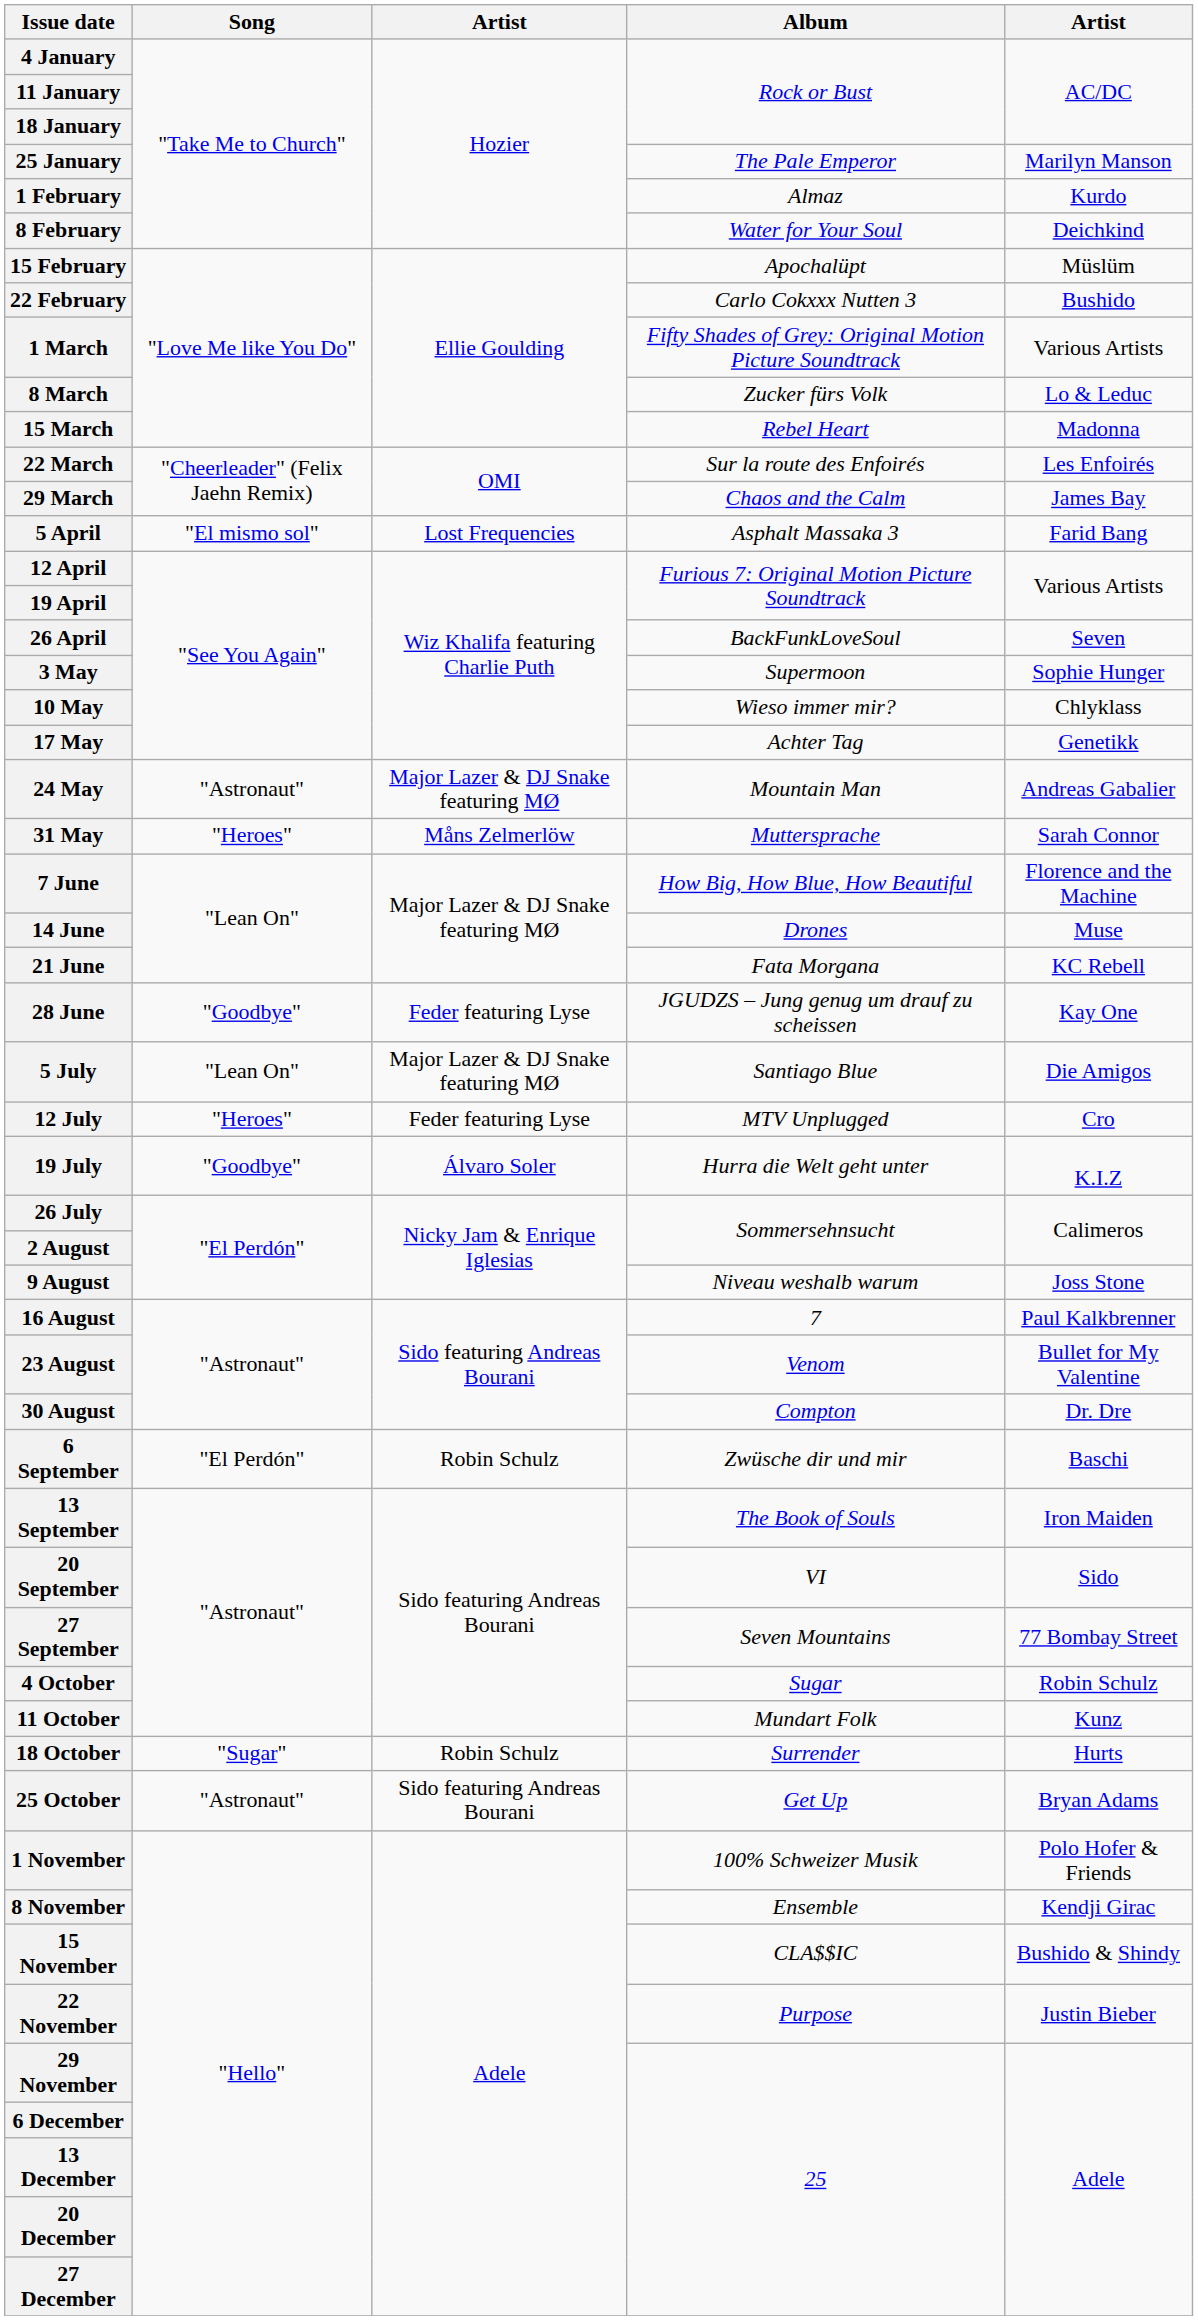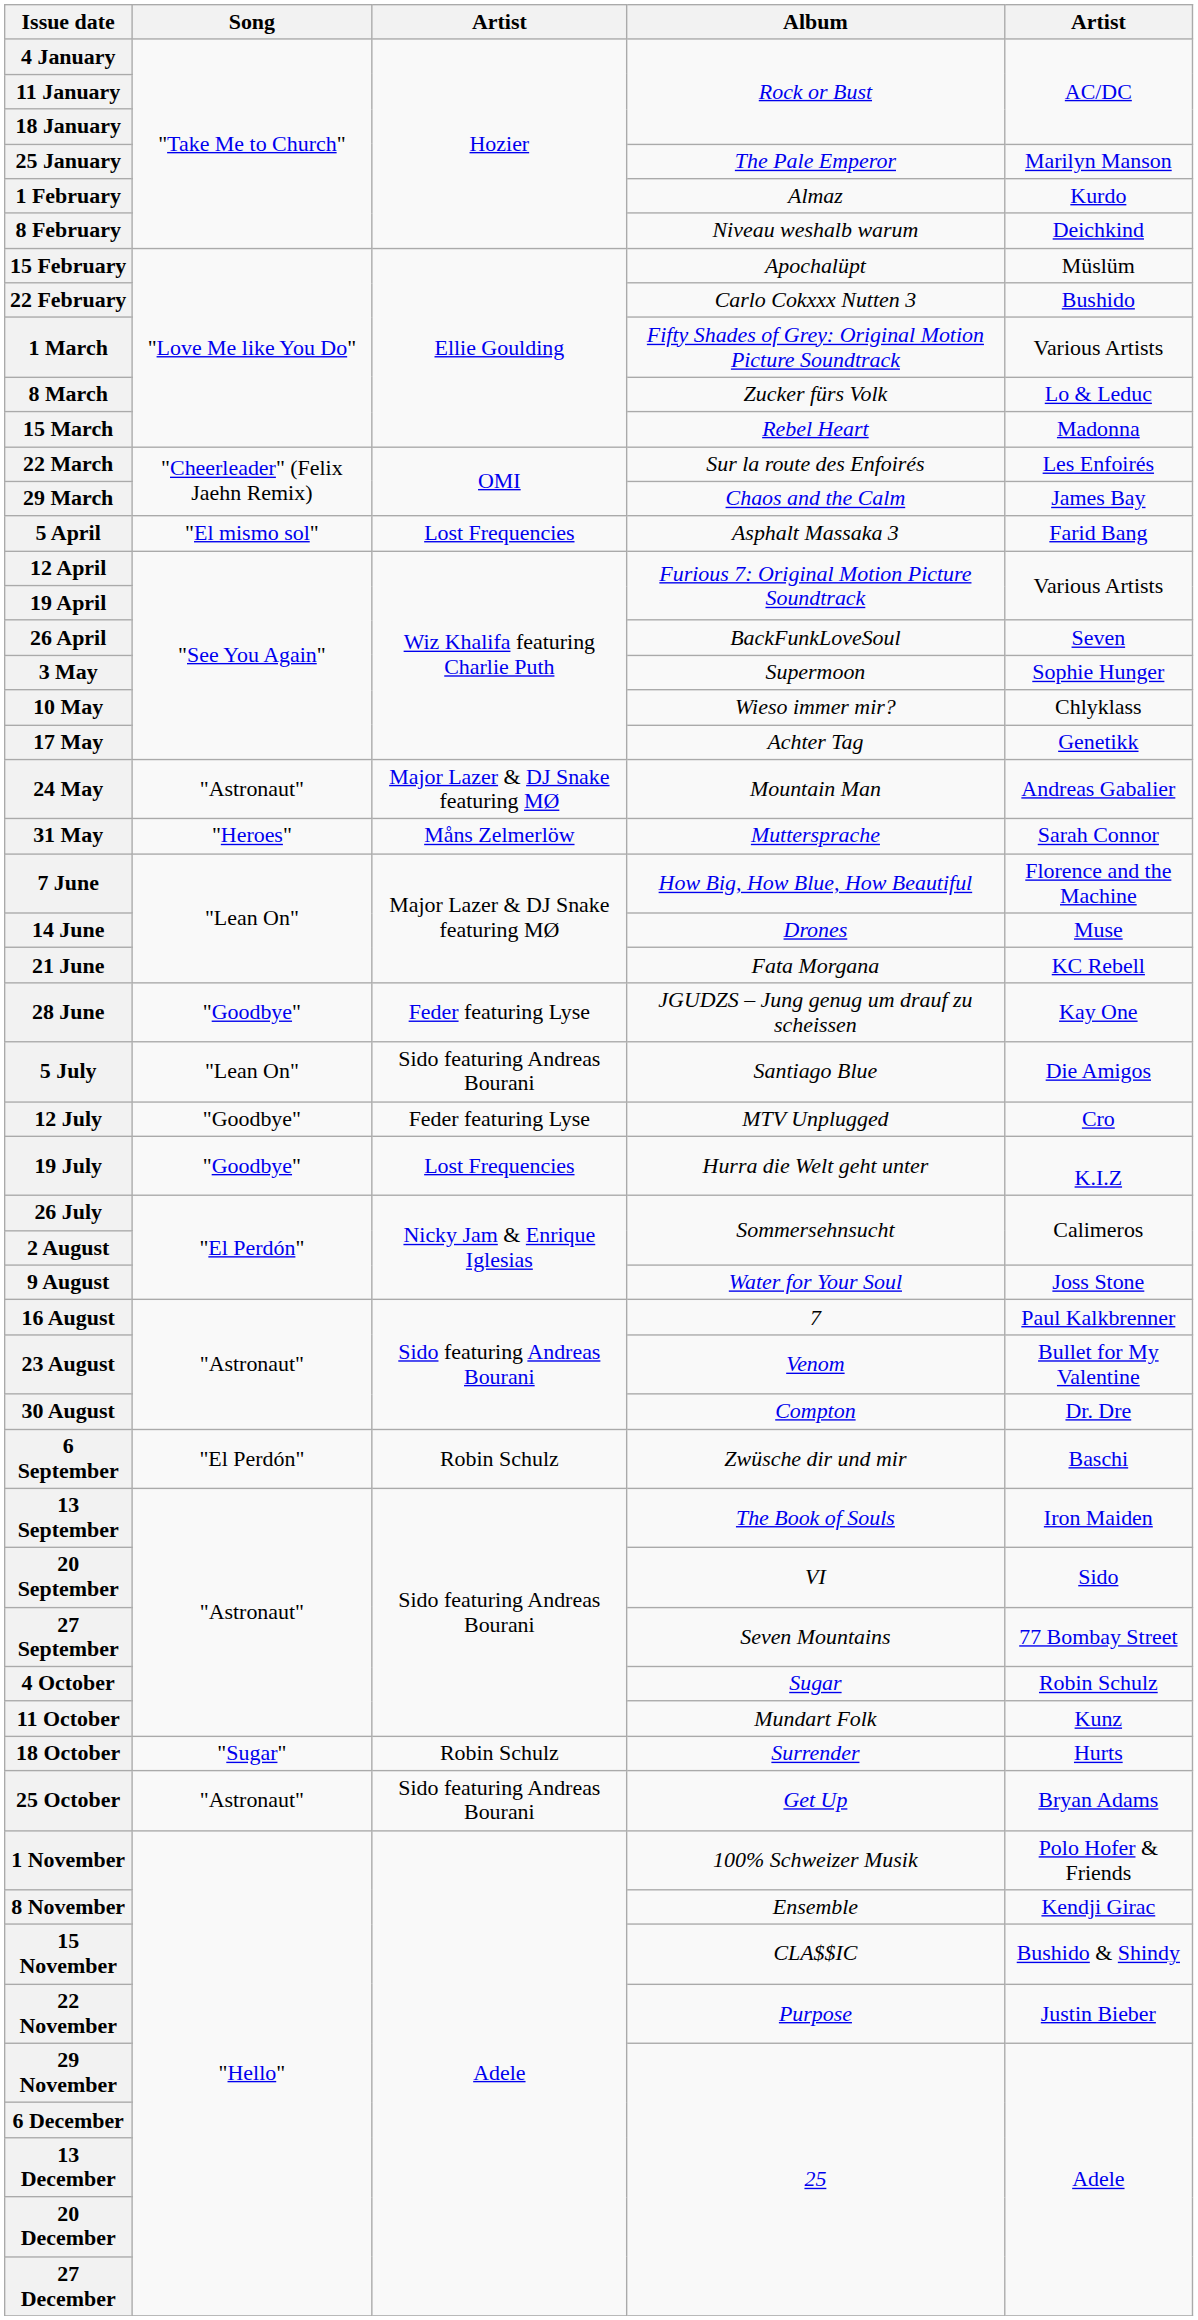(815, 230) Water for Your Soul -> (815, 230) Niveau weshalb warum
(499, 1071) Major Lazer & DJ Snake featuring MØ -> (499, 1071) Sido featuring Andreas Bourani
(252, 1118) "Heroes" -> (252, 1118) "Goodbye"
(499, 1165) Álvaro Soler -> (499, 1165) Lost Frequencies
(815, 1282) Niveau weshalb warum -> (815, 1282) Water for Your Soul
